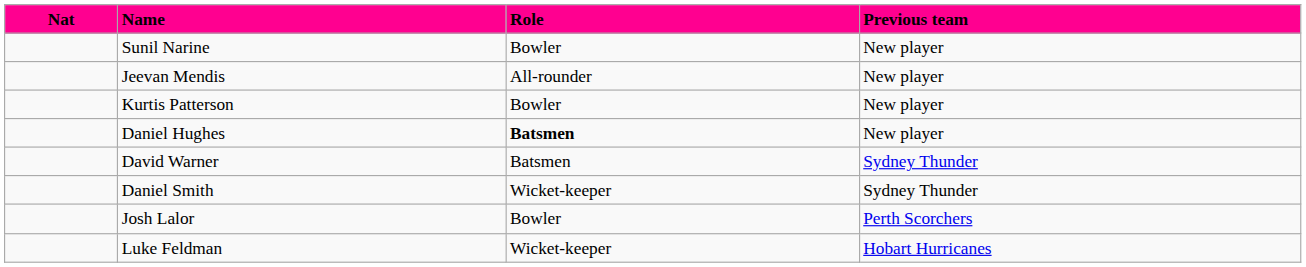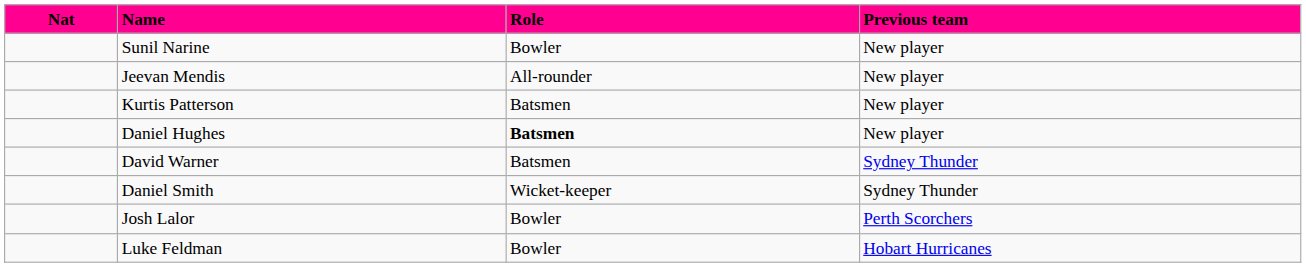(535, 104) Bowler -> (540, 104) Batsmen
(561, 247) Wicket-keeper -> (535, 247) Bowler
